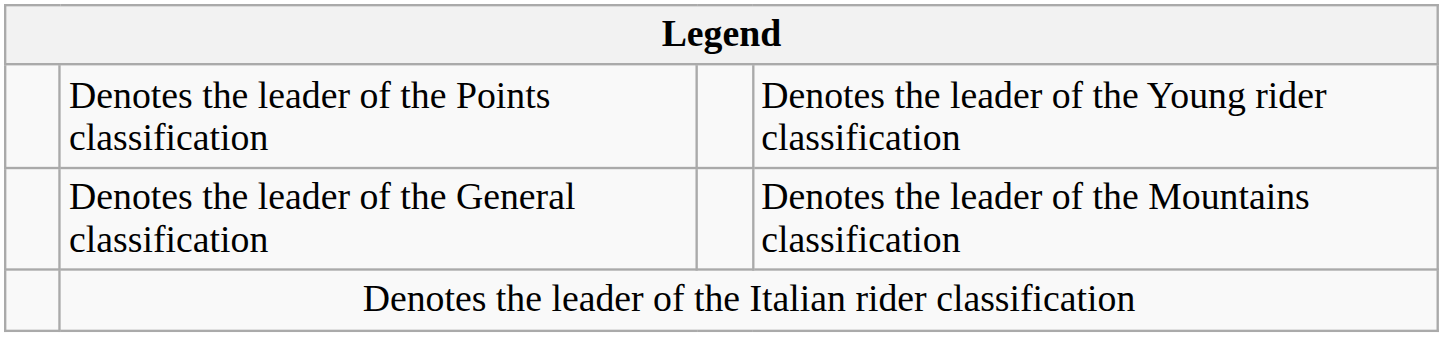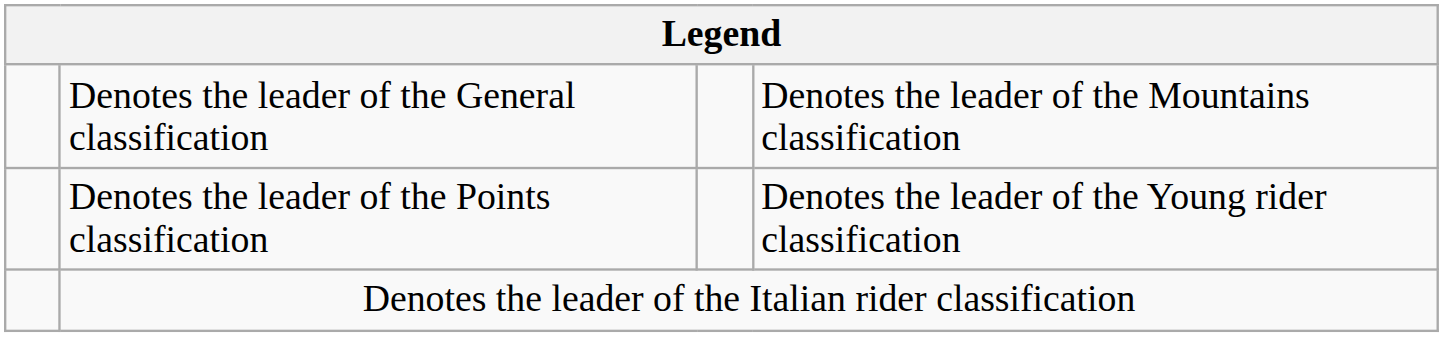rows swapped: (322, 217) <-> (310, 115)
